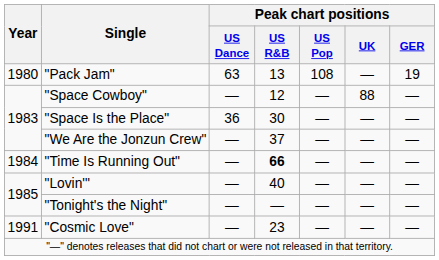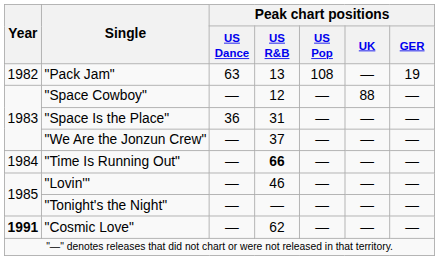(23, 74) 1980 -> (23, 74) 1982
(277, 118) 30 -> (277, 118) 31
(277, 183) 40 -> (277, 183) 46
(23, 227) normal -> (23, 227) bold
(277, 227) 23 -> (277, 227) 62
